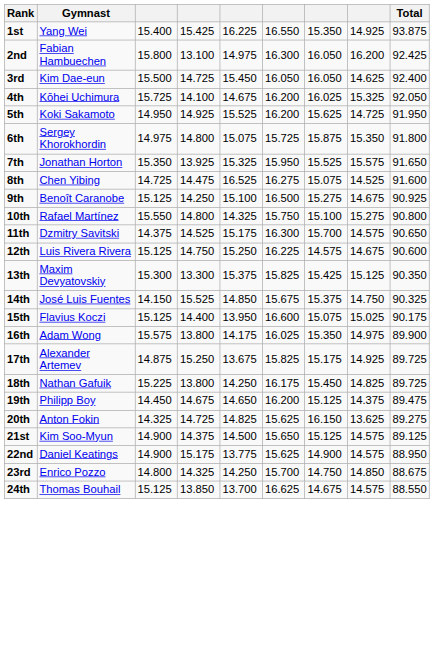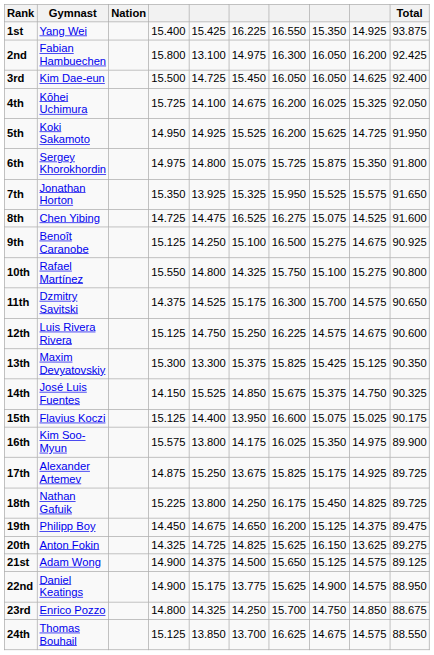+ column: (129, 13)
(70, 335) Adam Wong -> (63, 442) Kim Soo-Myun
(76, 436) Kim Soo-Myun -> (70, 562) Adam Wong
